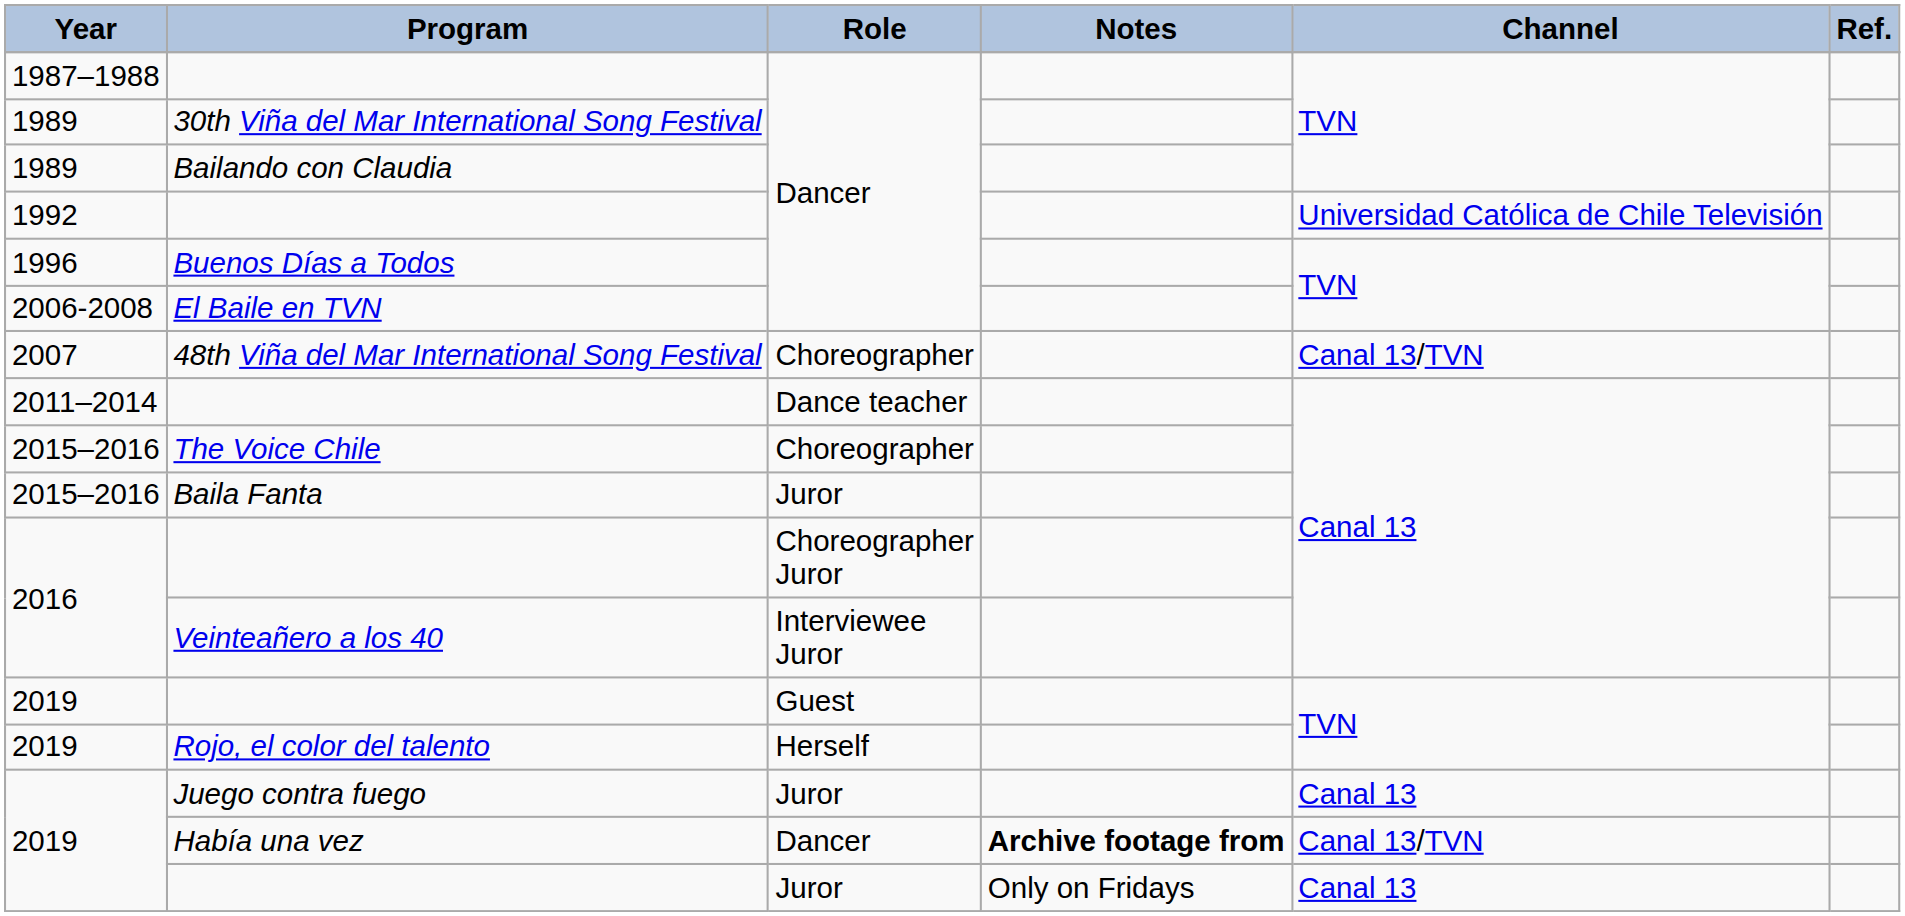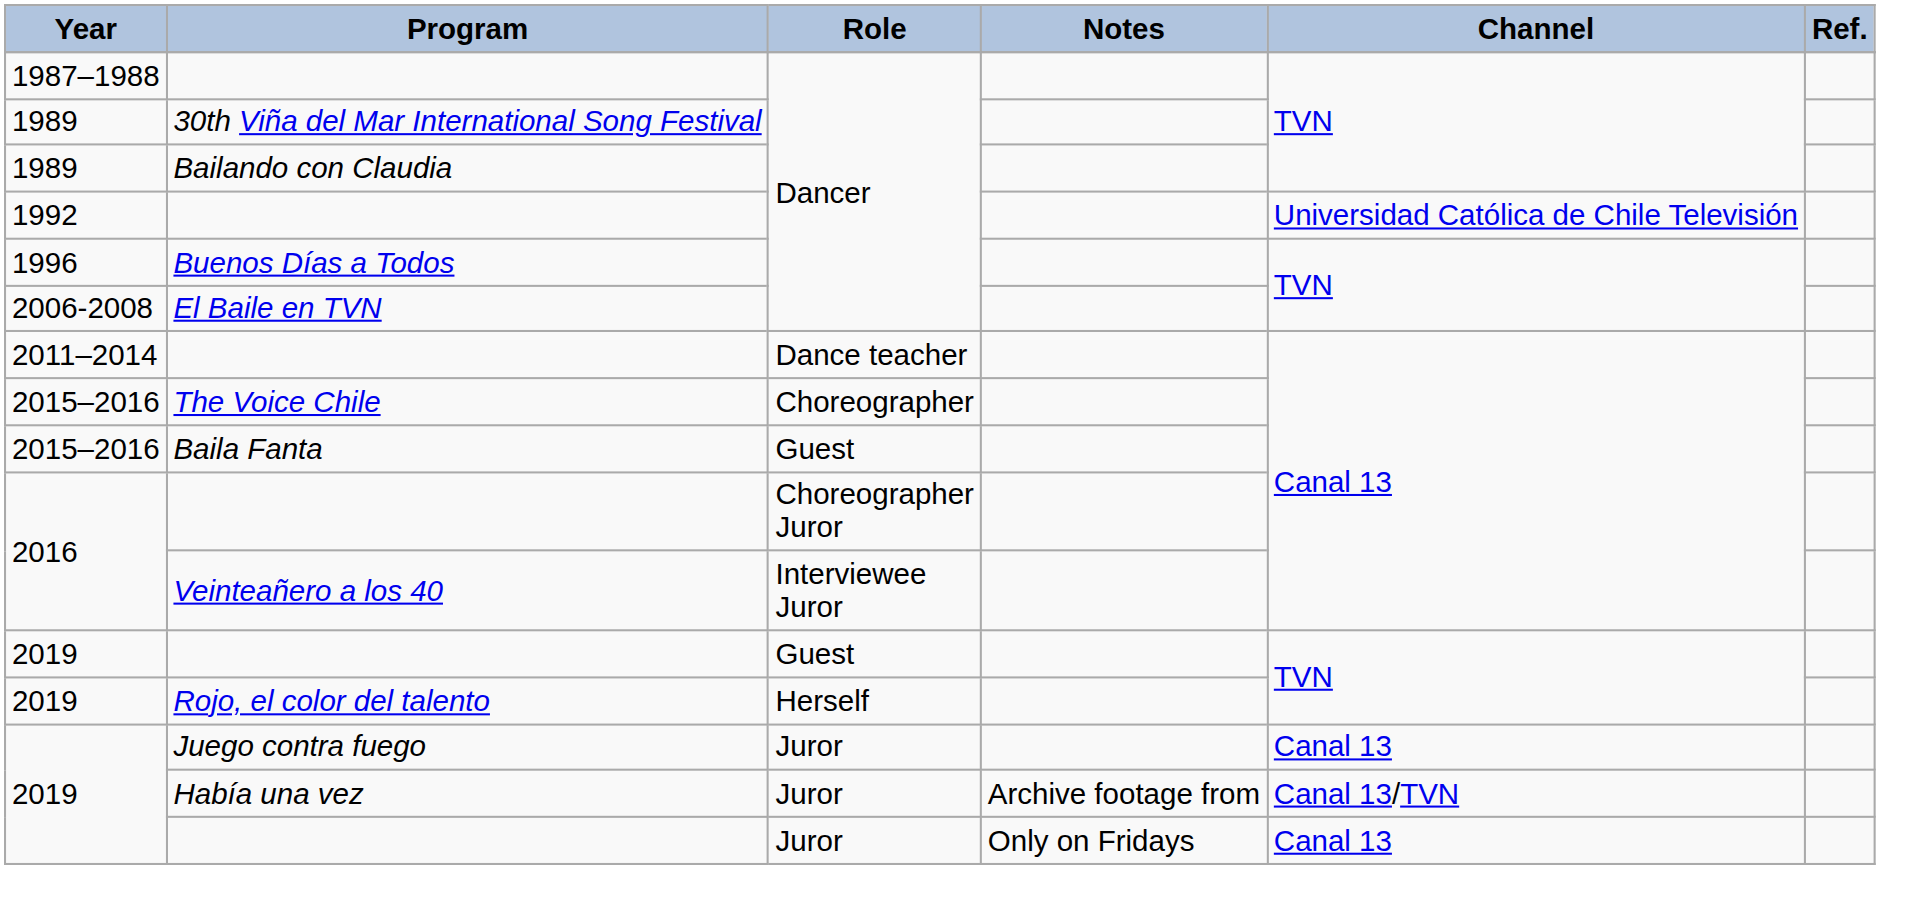- row: (45, 355)
(809, 495) Juror -> (815, 448) Guest
(823, 841) Dancer -> (809, 794) Juror
(1136, 841) bold -> (1124, 794) normal
